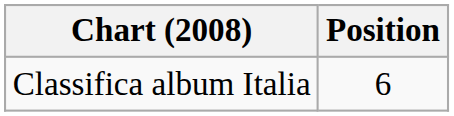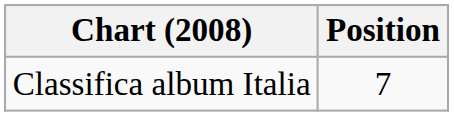(383, 83) 6 -> (383, 83) 7
